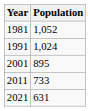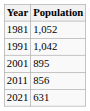(45, 47) 1,024 -> (45, 47) 1,042
(41, 81) 733 -> (41, 81) 856
